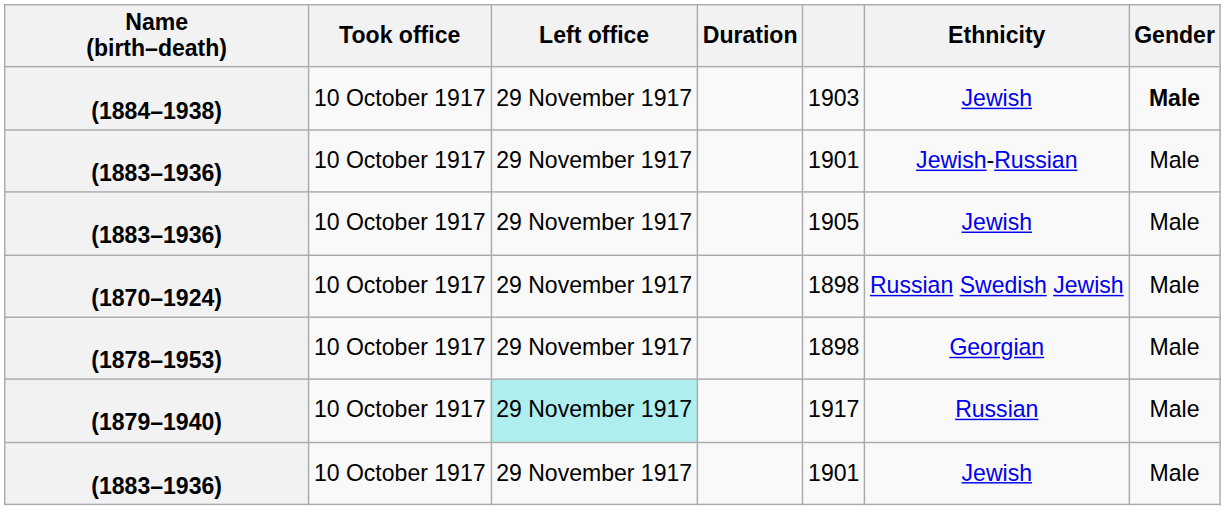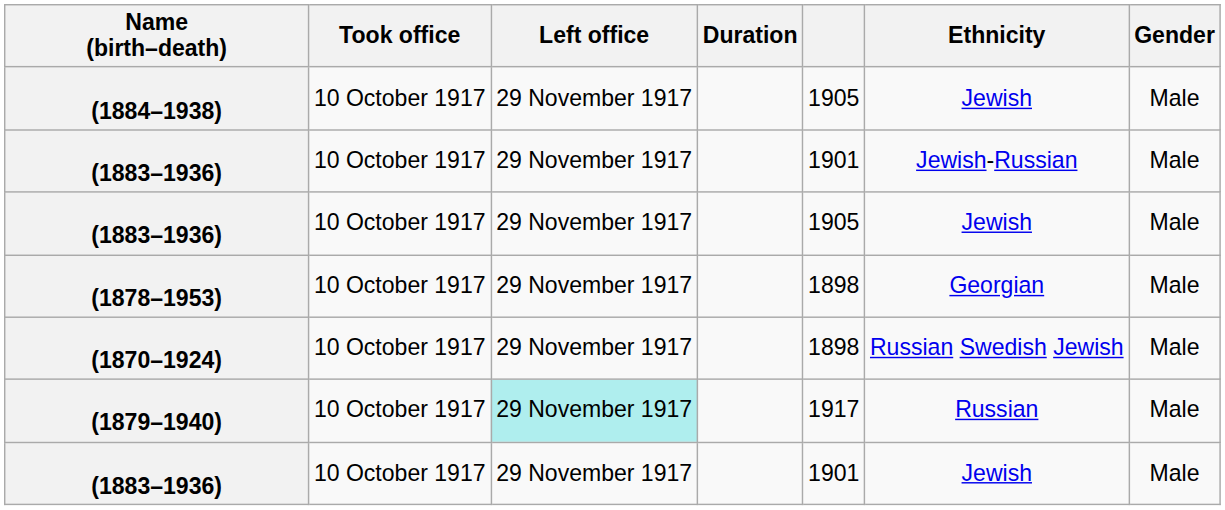(834, 98) 1903 -> (834, 98) 1905
(1175, 98) bold -> (1175, 98) normal
rows swapped: (157, 298) <-> (157, 360)
